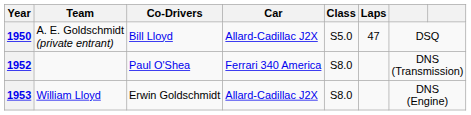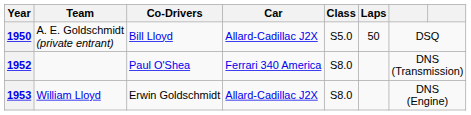(374, 37) 47 -> (374, 37) 50
